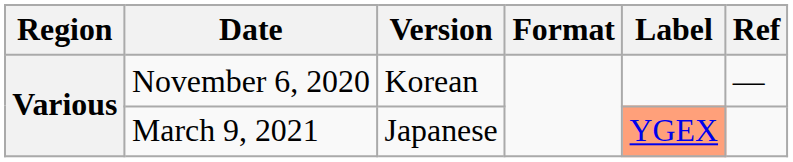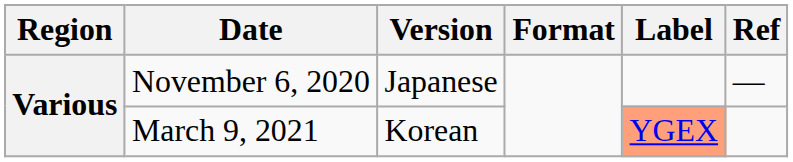(431, 80) Korean -> (441, 80) Japanese
(441, 130) Japanese -> (431, 130) Korean
